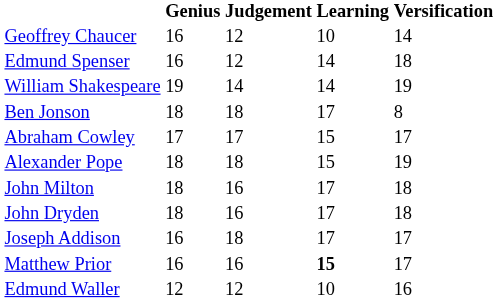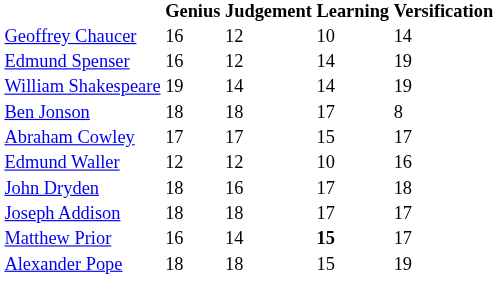(403, 61) 18 -> (403, 61) 19
rows swapped: (62, 289) <-> (63, 162)
- row: (49, 187)
(174, 238) 16 -> (174, 213) 18
(234, 263) 16 -> (234, 238) 14
